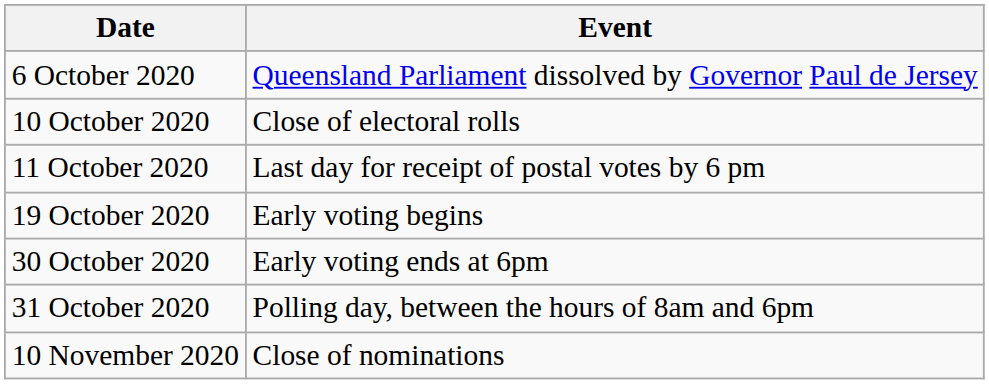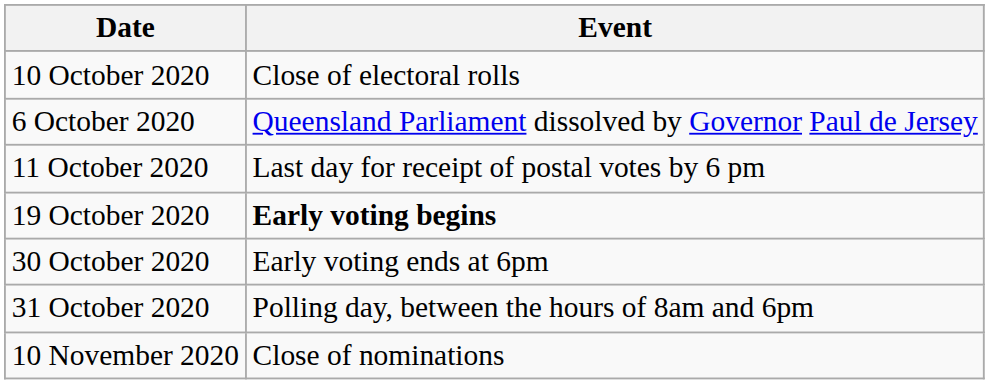rows swapped: (103, 74) <-> (111, 121)
(368, 214) normal -> (374, 214) bold
